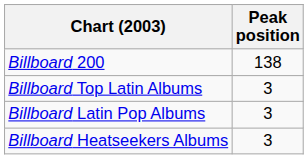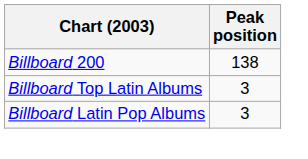- row: (118, 140)
